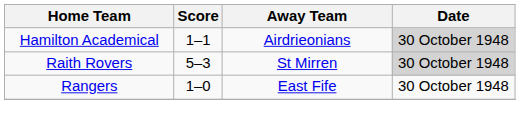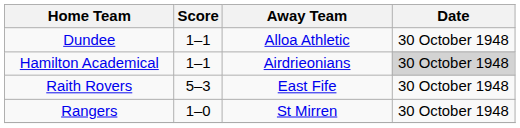+ row: (89, 39)
(307, 63) St Mirren -> (307, 87) East Fife
(453, 63) lightgrey background -> (453, 87) no background
(307, 87) East Fife -> (307, 110) St Mirren
